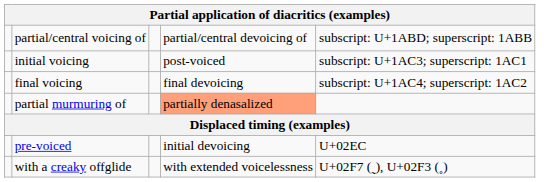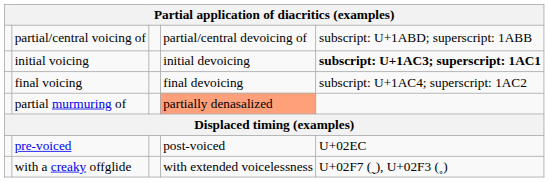(194, 61) post-voiced -> (207, 61) initial devoicing
(423, 61) normal -> (430, 61) bold
(207, 145) initial devoicing -> (194, 145) post-voiced
